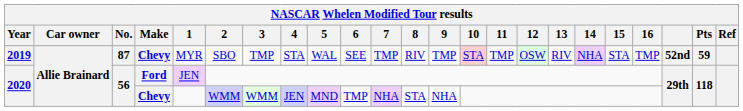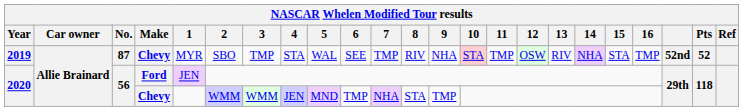(444, 55) TMP -> (444, 55) NHA
(704, 55) 59 -> (704, 55) 52
(444, 96) NHA -> (444, 96) TMP
